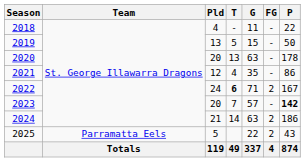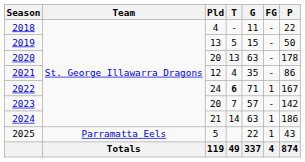(271, 88) 2 -> (271, 88) 1
(290, 104) bold -> (290, 104) normal
(271, 119) 2 -> (271, 119) 1
(271, 134) 2 -> (271, 134) 1
